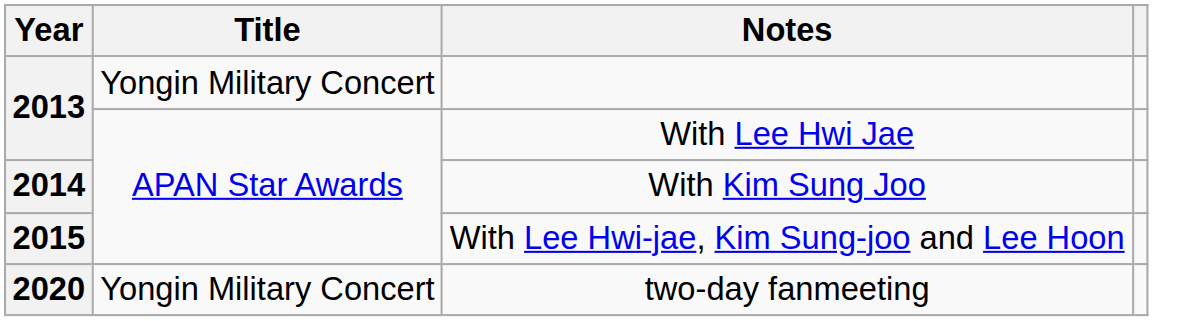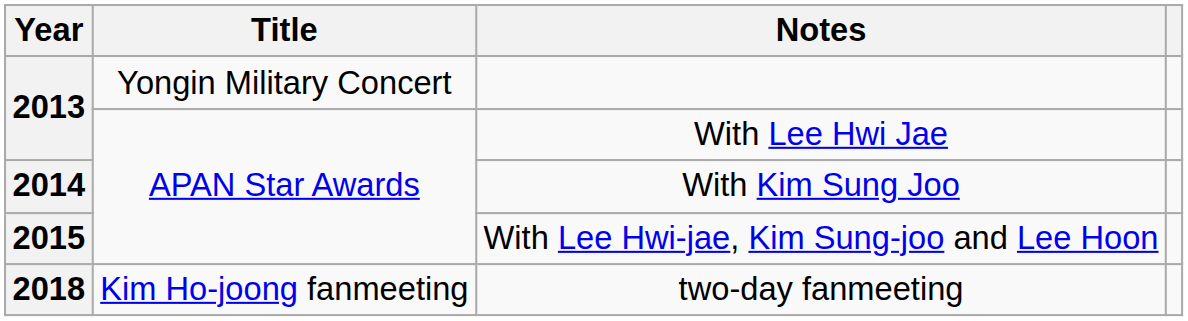(49, 289) 2020 -> (49, 289) 2018
(267, 289) Yongin Military Concert -> (284, 289) Kim Ho-joong fanmeeting
